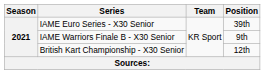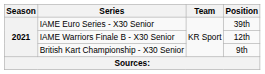(242, 37) 9th -> (242, 37) 12th
(242, 50) 12th -> (242, 50) 9th
